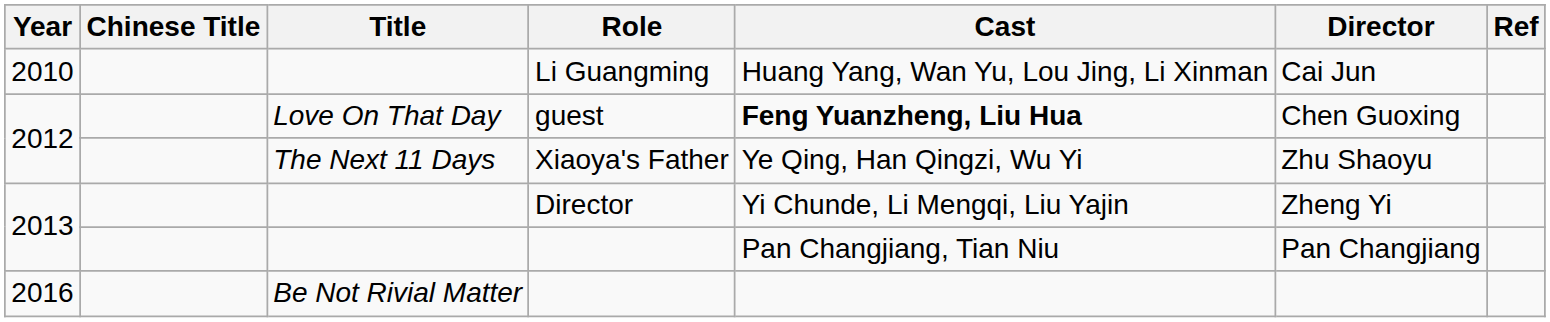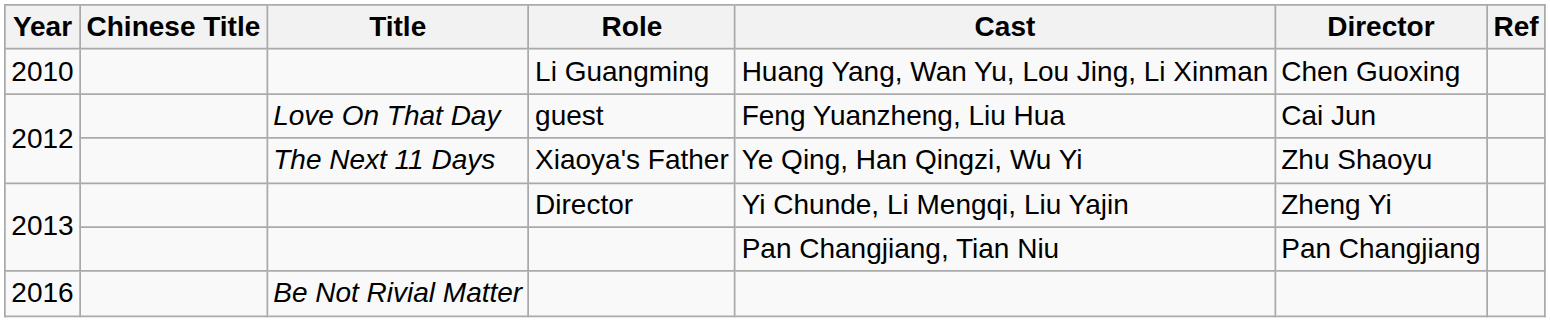(1329, 71) Cai Jun -> (1371, 71) Chen Guoxing
(912, 115) bold -> (903, 115) normal
(1371, 115) Chen Guoxing -> (1329, 115) Cai Jun
